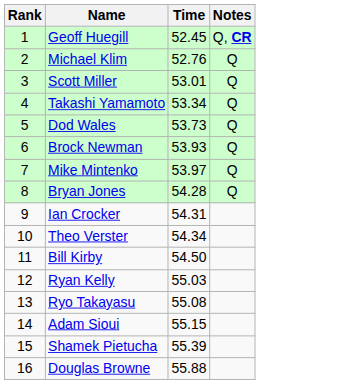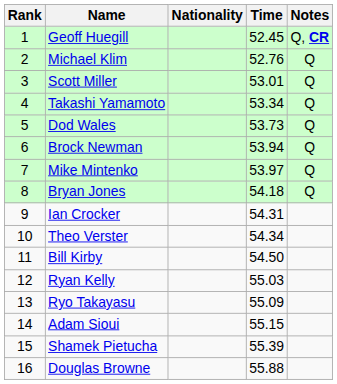+ column: (207, 15)
(189, 147) 53.93 -> (267, 147) 53.94
(189, 192) 54.28 -> (267, 192) 54.18
(189, 302) 55.08 -> (267, 302) 55.09
